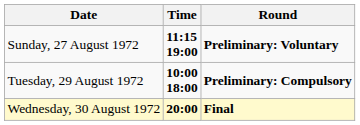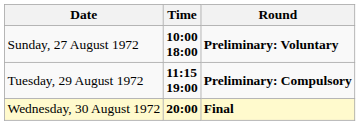(182, 44) 11:15 19:00 -> (182, 44) 10:00 18:00
(182, 80) 10:00 18:00 -> (182, 80) 11:15 19:00
